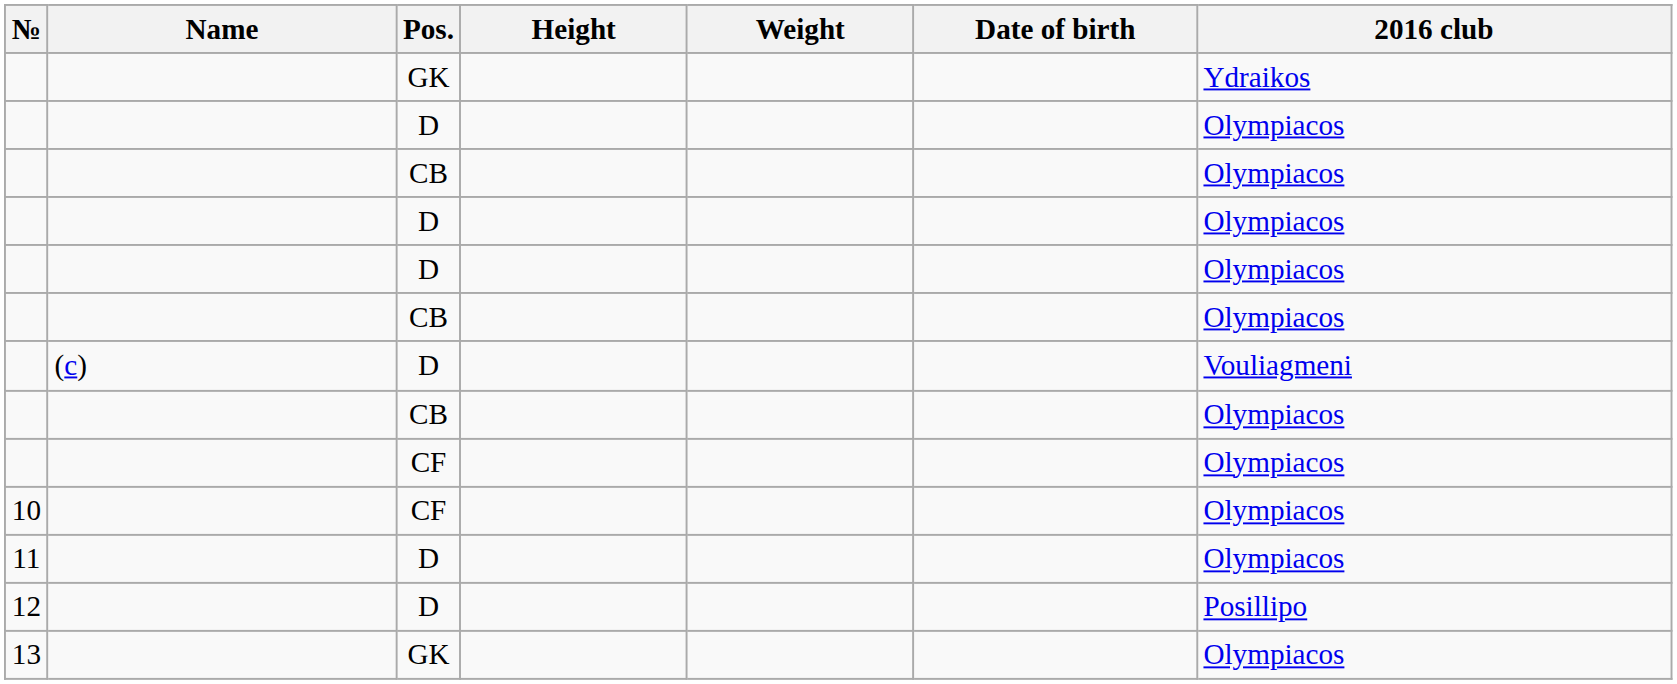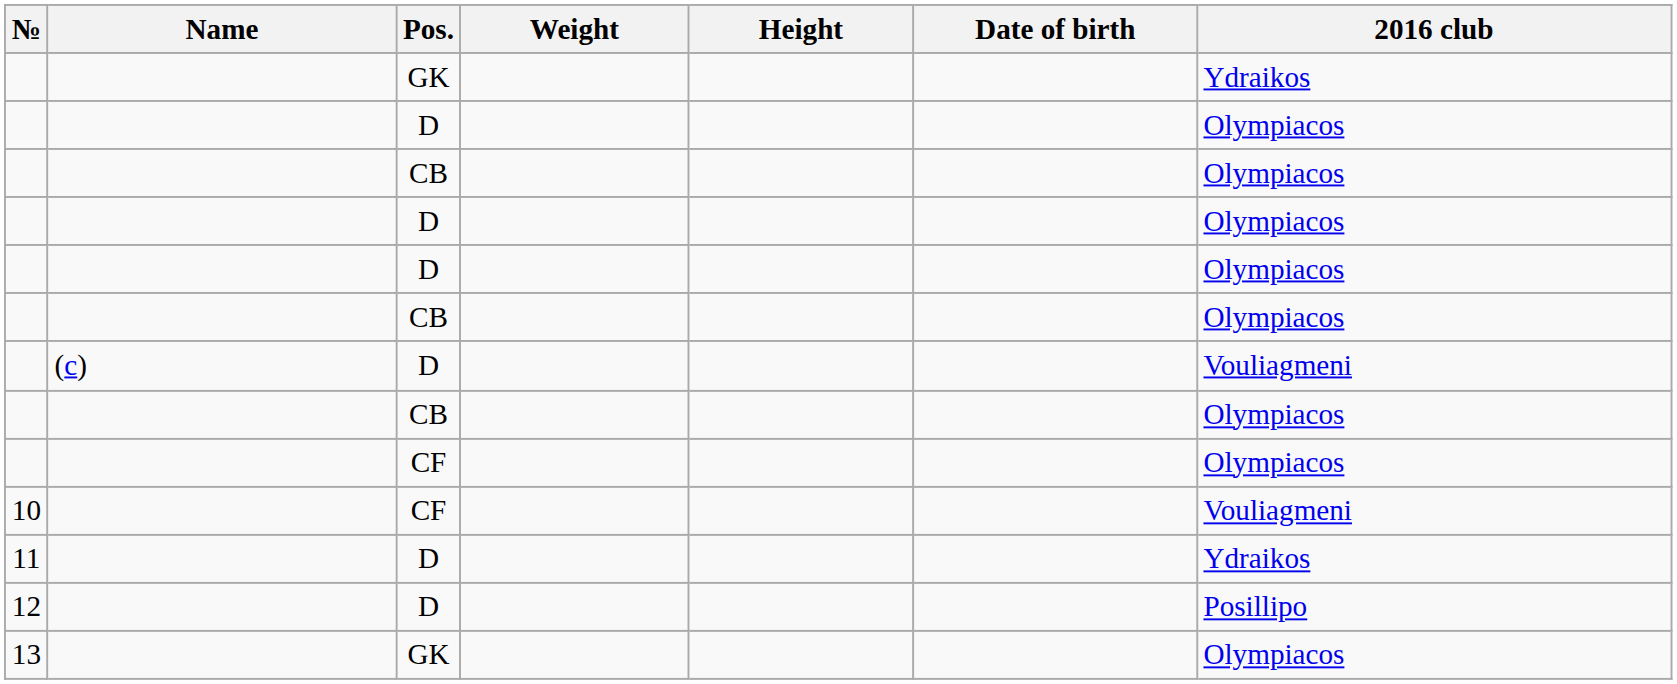columns swapped: (574, 28) <-> (800, 28)
(1274, 509) Olympiacos -> (1278, 509) Vouliagmeni
(1274, 558) Olympiacos -> (1257, 558) Ydraikos
